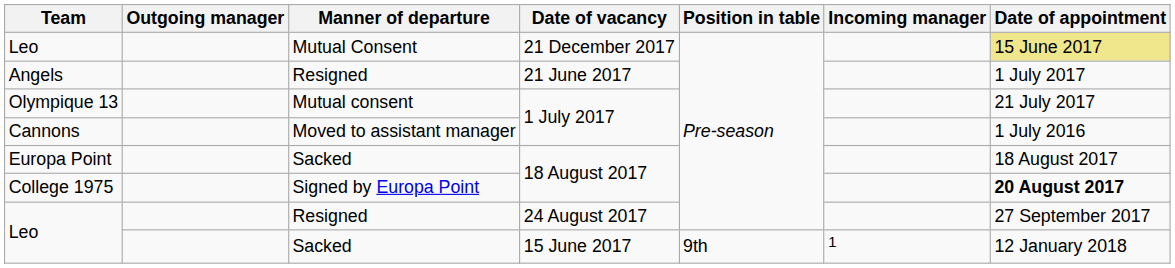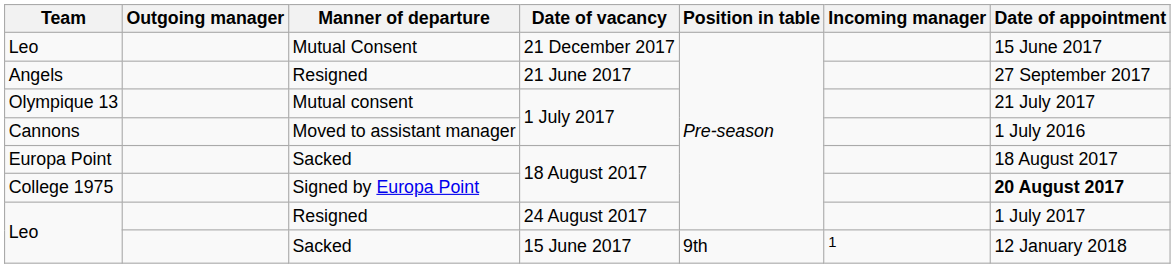(1048, 46) khaki background -> (1048, 46) no background
(1040, 74) 1 July 2017 -> (1072, 74) 27 September 2017
(1072, 215) 27 September 2017 -> (1040, 215) 1 July 2017
